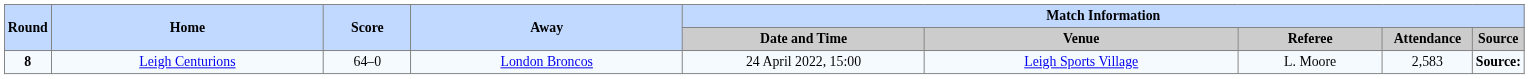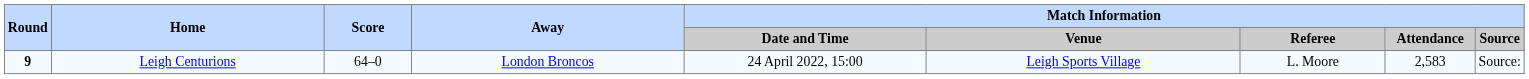(28, 62) 8 -> (28, 62) 9
(1498, 62) bold -> (1500, 62) normal
